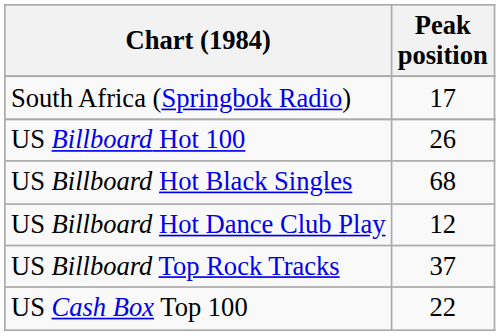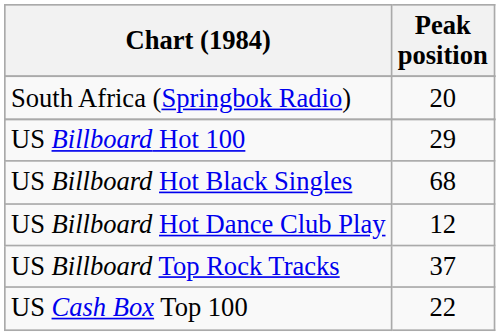(443, 97) 17 -> (443, 97) 20
(443, 139) 26 -> (443, 139) 29
